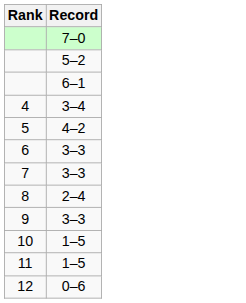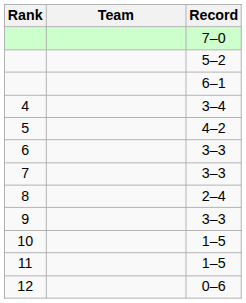+ column: (116, 15)
